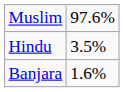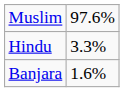(88, 45) 3.5% -> (88, 45) 3.3%
